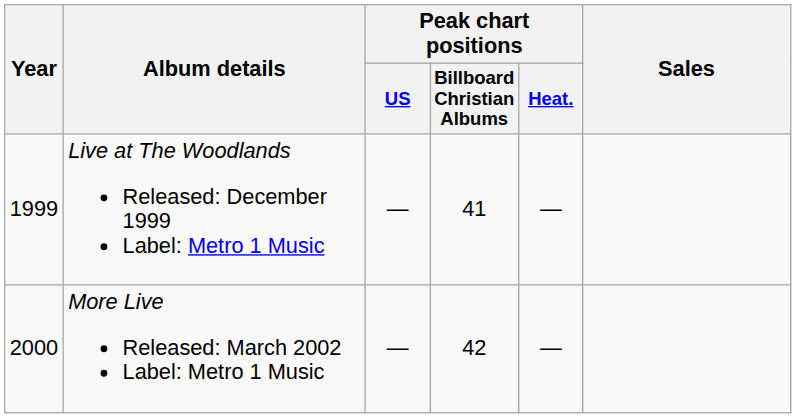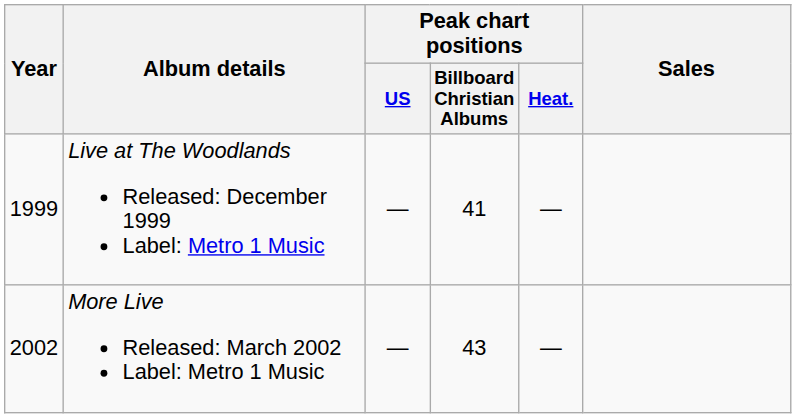(34, 348) 2000 -> (34, 348) 2002
(474, 348) 42 -> (474, 348) 43
